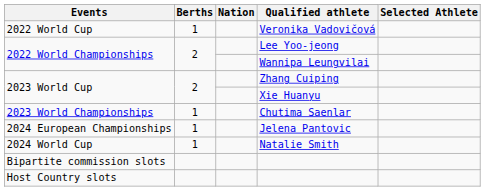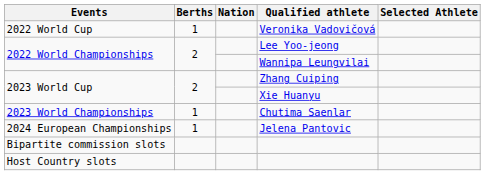- row: (50, 145)
